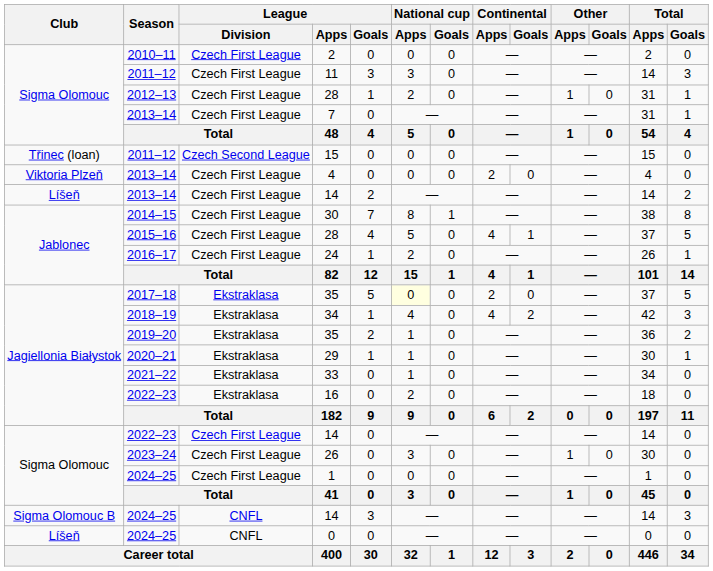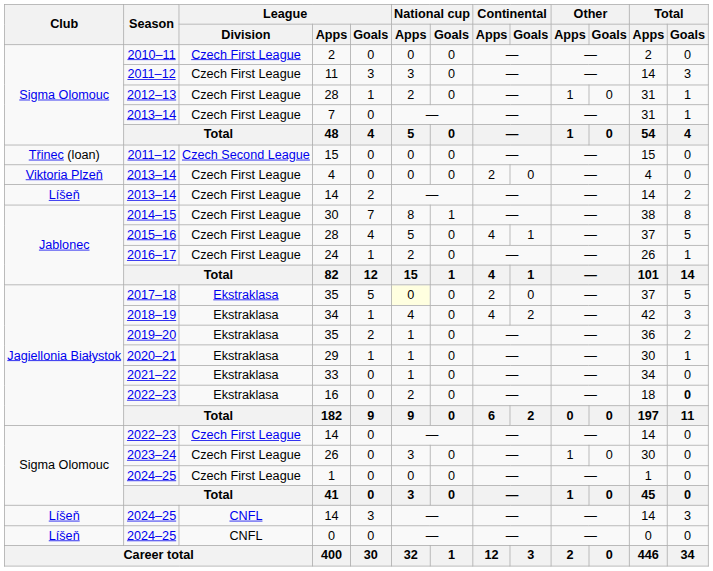(688, 395) normal -> (688, 395) bold
(64, 515) Sigma Olomouc B -> (64, 515) Líšeň
